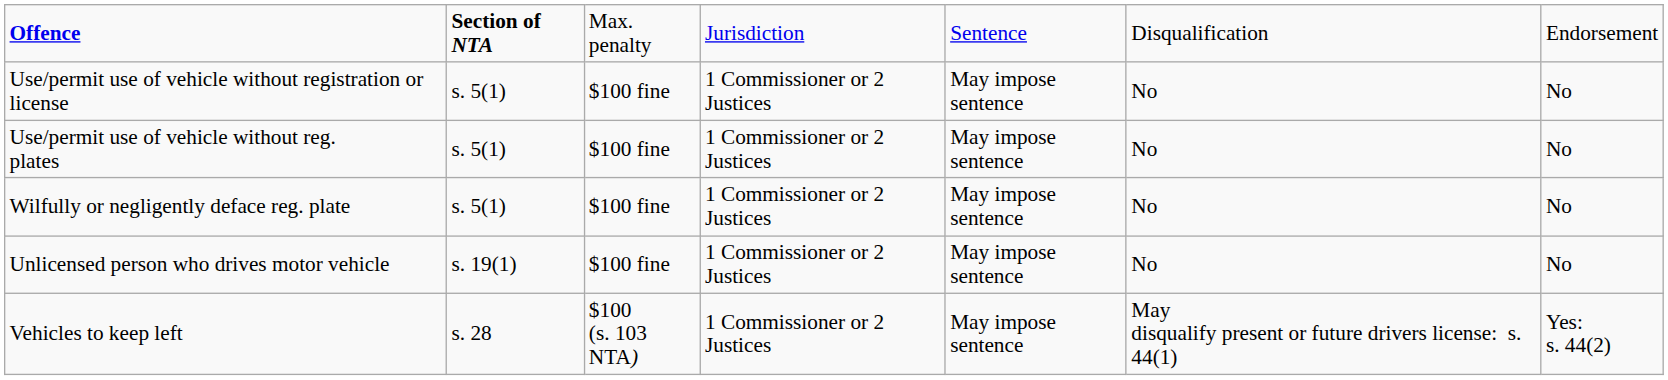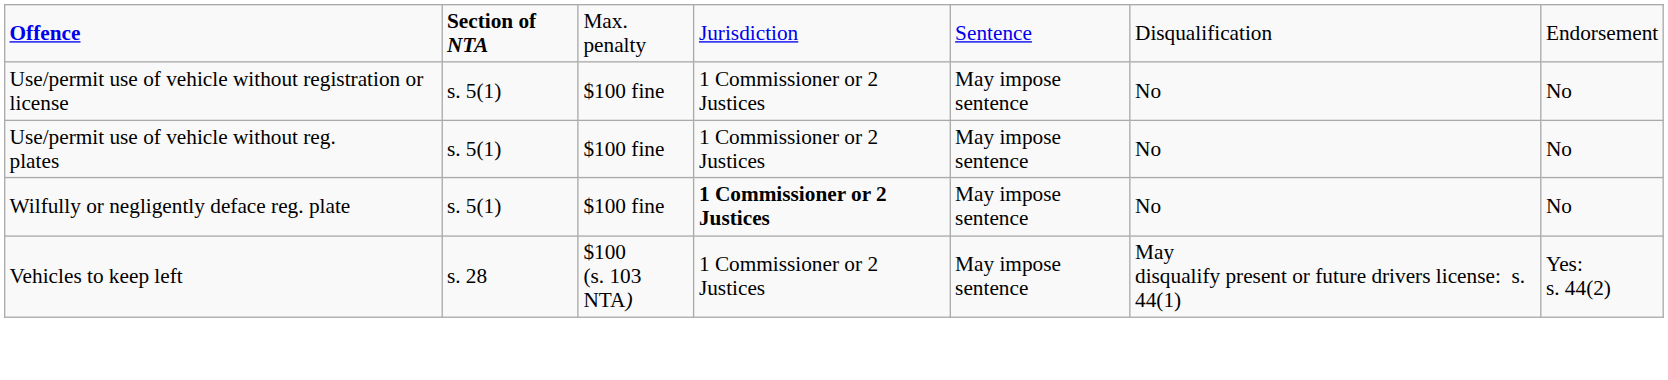(795, 206) normal -> (793, 206) bold
- row: (200, 264)
